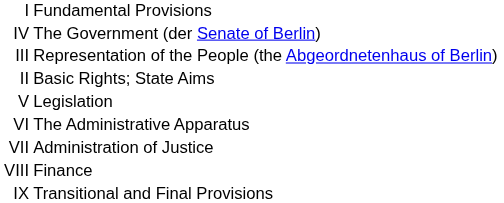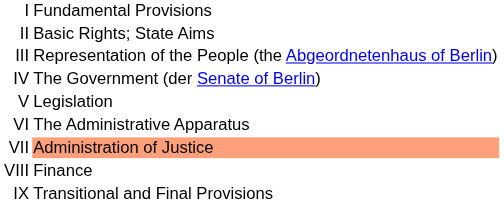rows swapped: (24, 79) <-> (21, 33)
(123, 147) no background -> (123, 147) lightsalmon background
